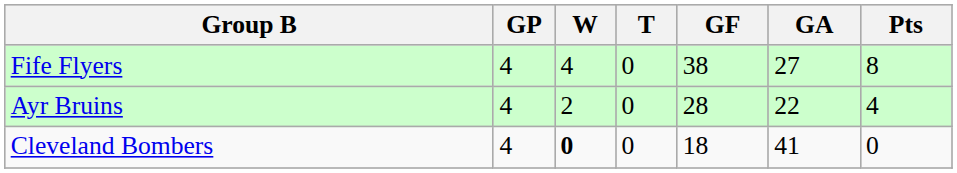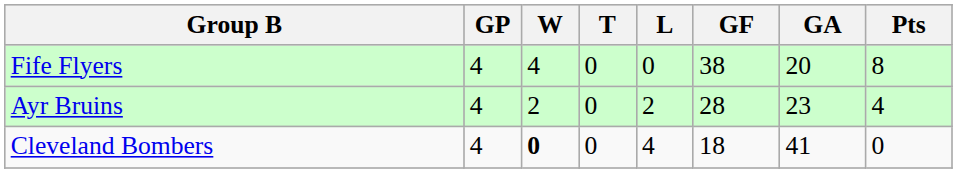+ column: (665, 24)
(787, 65) 27 -> (798, 65) 20
(787, 106) 22 -> (798, 106) 23
